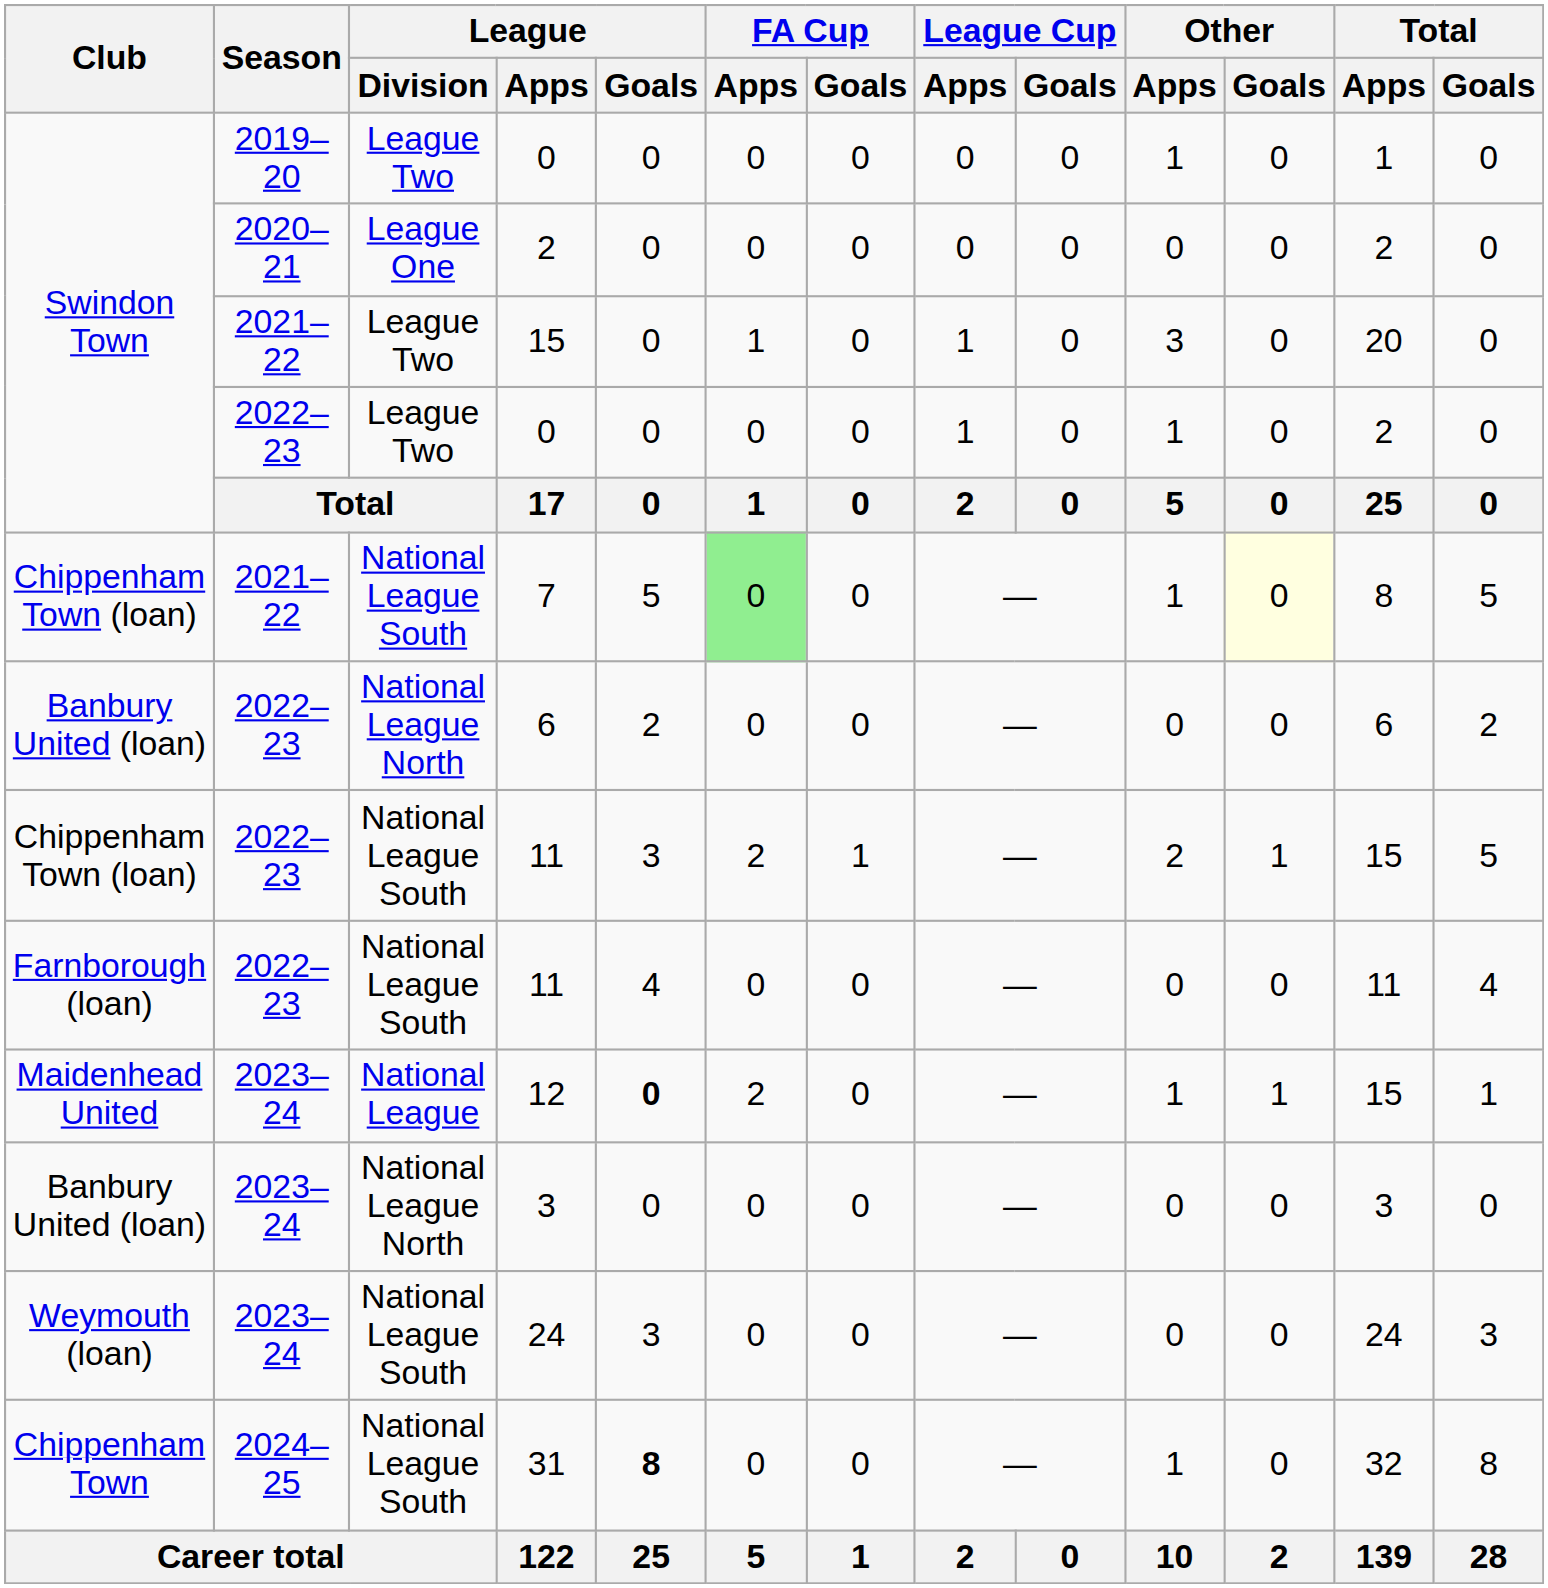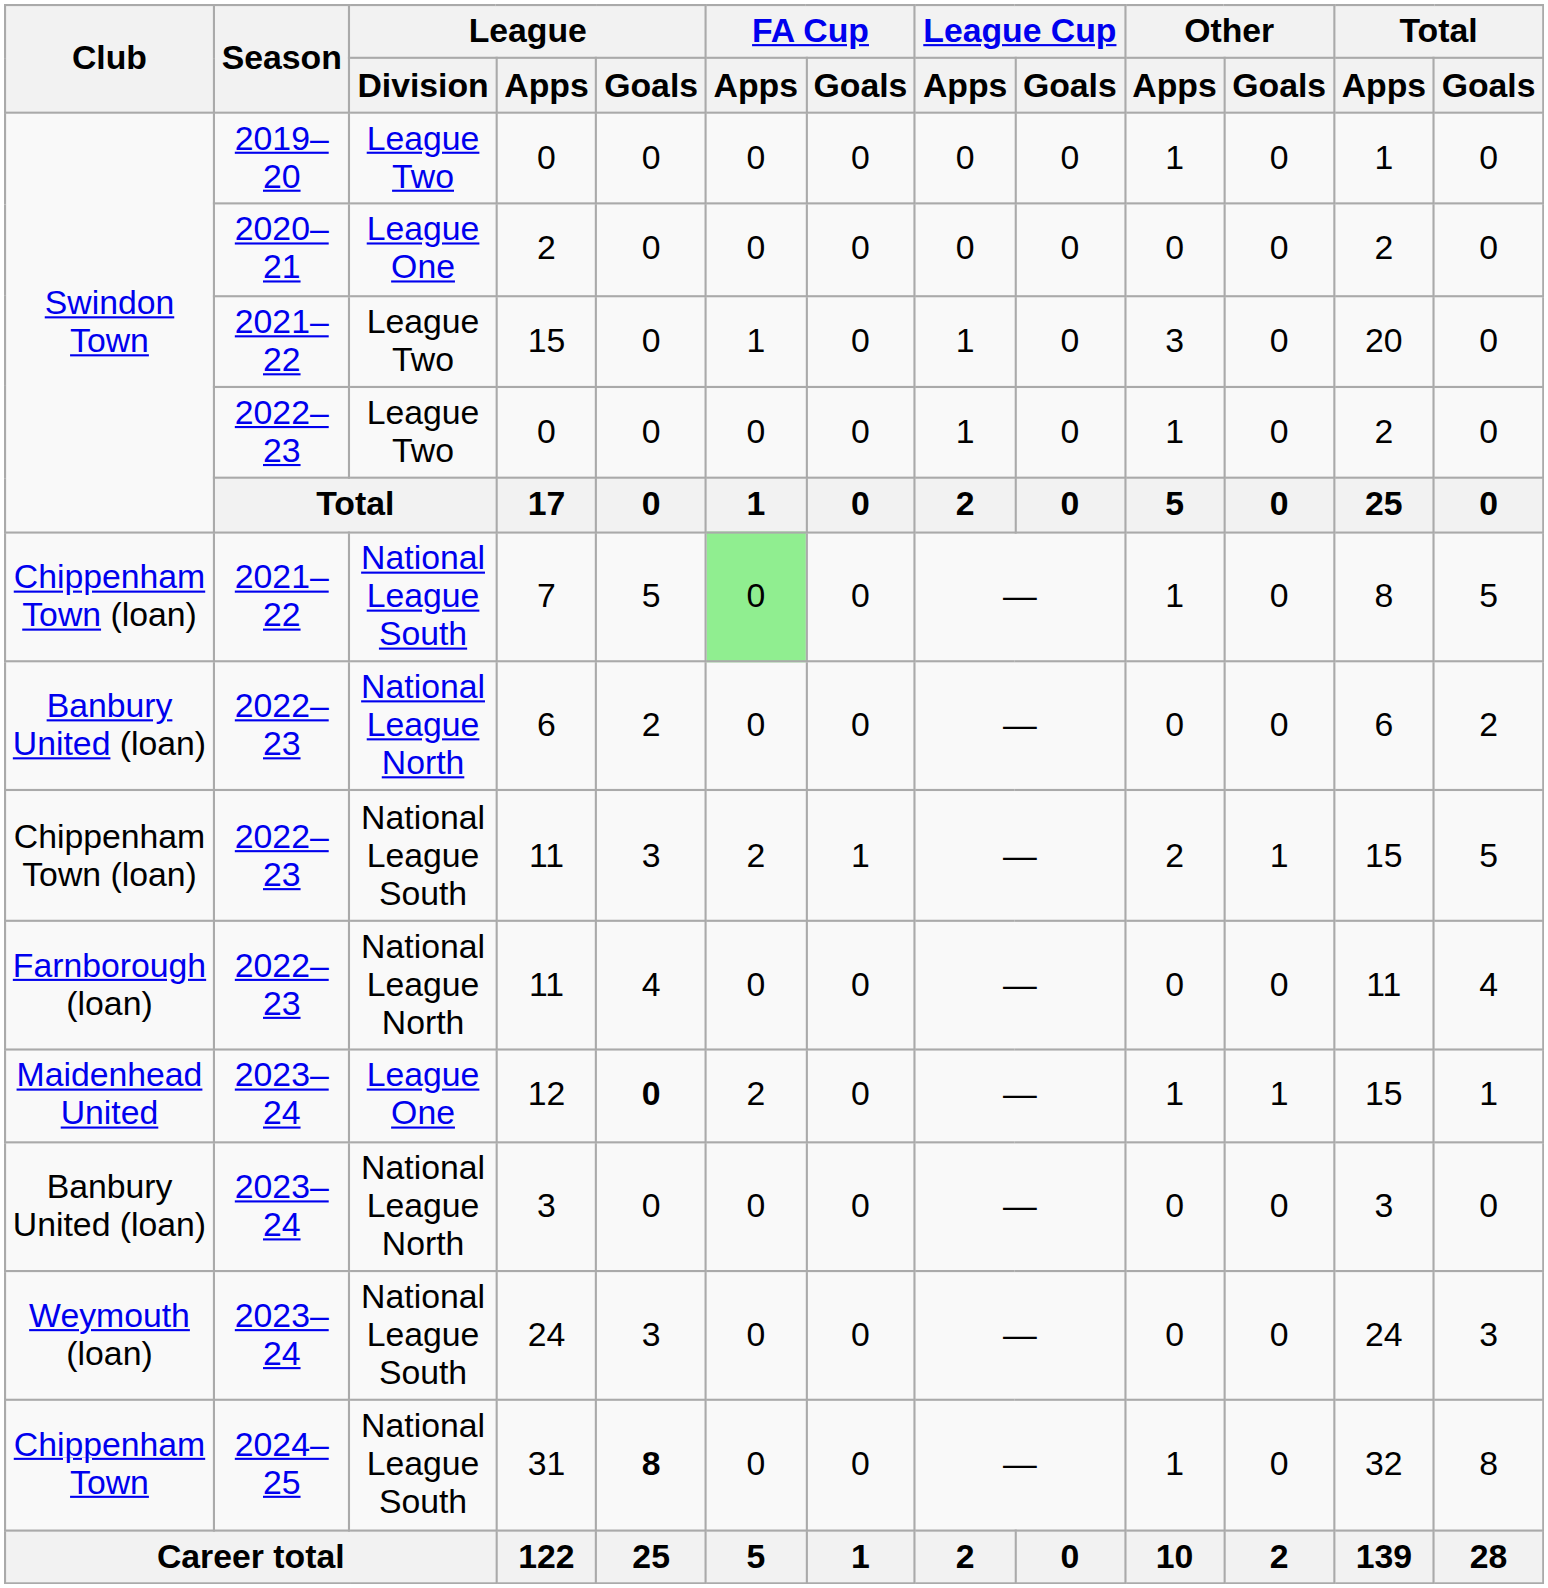(1279, 595) lightyellow background -> (1279, 595) no background
(423, 984) National League South -> (423, 984) National League North
(423, 1094) National League -> (423, 1094) League One
